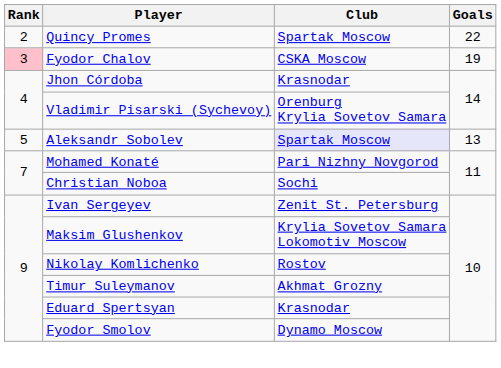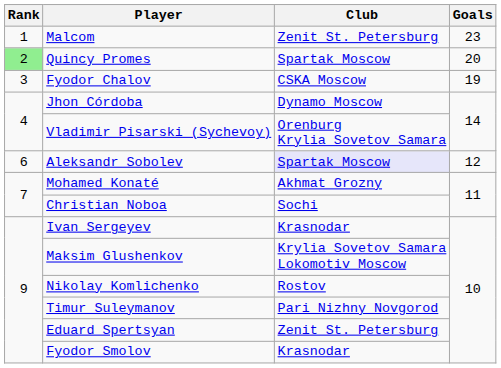+ row: (70, 37)
(24, 37) no background -> (24, 59) lightgreen background
(473, 37) 22 -> (473, 59) 20
(24, 59) pink background -> (24, 81) no background
(314, 81) Krasnodar -> (330, 103) Dynamo Moscow
(24, 140) 5 -> (24, 162) 6
(473, 140) 13 -> (473, 162) 12
(358, 162) Pari Nizhny Novgorod -> (330, 184) Akhmat Grozny
(358, 205) Zenit St. Petersburg -> (314, 227) Krasnodar
(330, 286) Akhmat Grozny -> (358, 308) Pari Nizhny Novgorod
(314, 308) Krasnodar -> (358, 330) Zenit St. Petersburg
(330, 330) Dynamo Moscow -> (314, 352) Krasnodar
